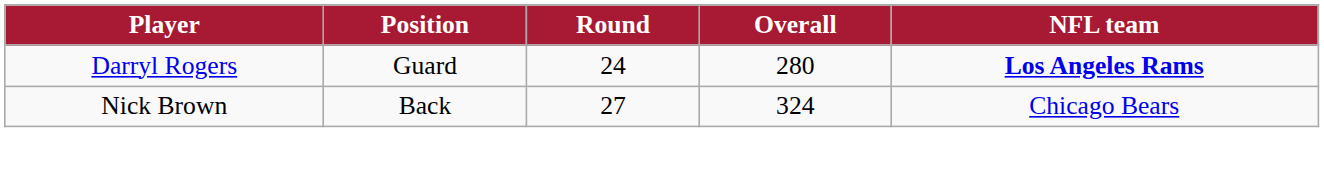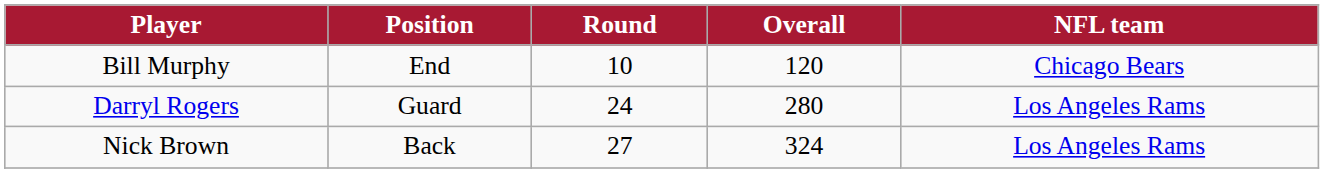+ row: (166, 65)
(1104, 65) bold -> (1109, 106) normal
(1104, 106) Chicago Bears -> (1109, 146) Los Angeles Rams
